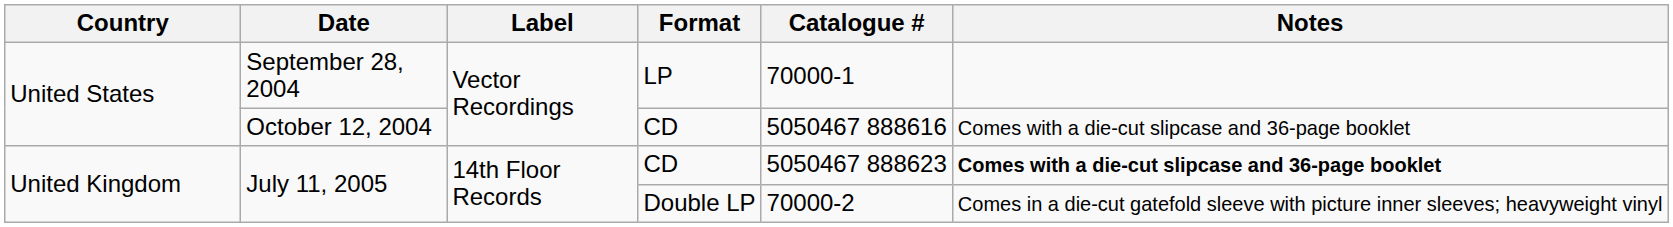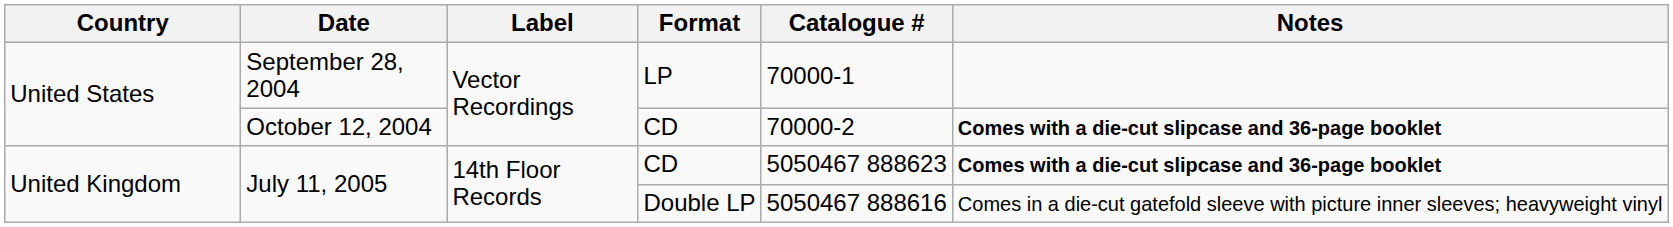(857, 126) 5050467 888616 -> (811, 126) 70000-2
(1184, 128) normal -> (1200, 126) bold
(811, 202) 70000-2 -> (857, 202) 5050467 888616
